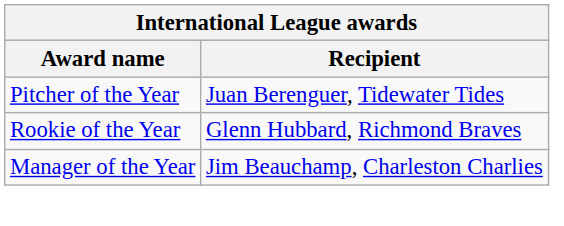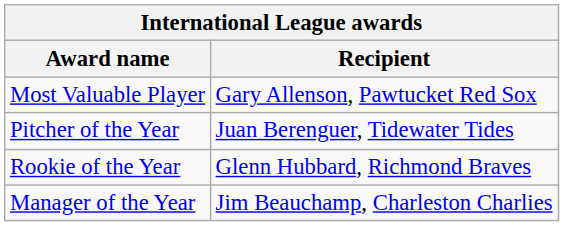+ row: (108, 94)
